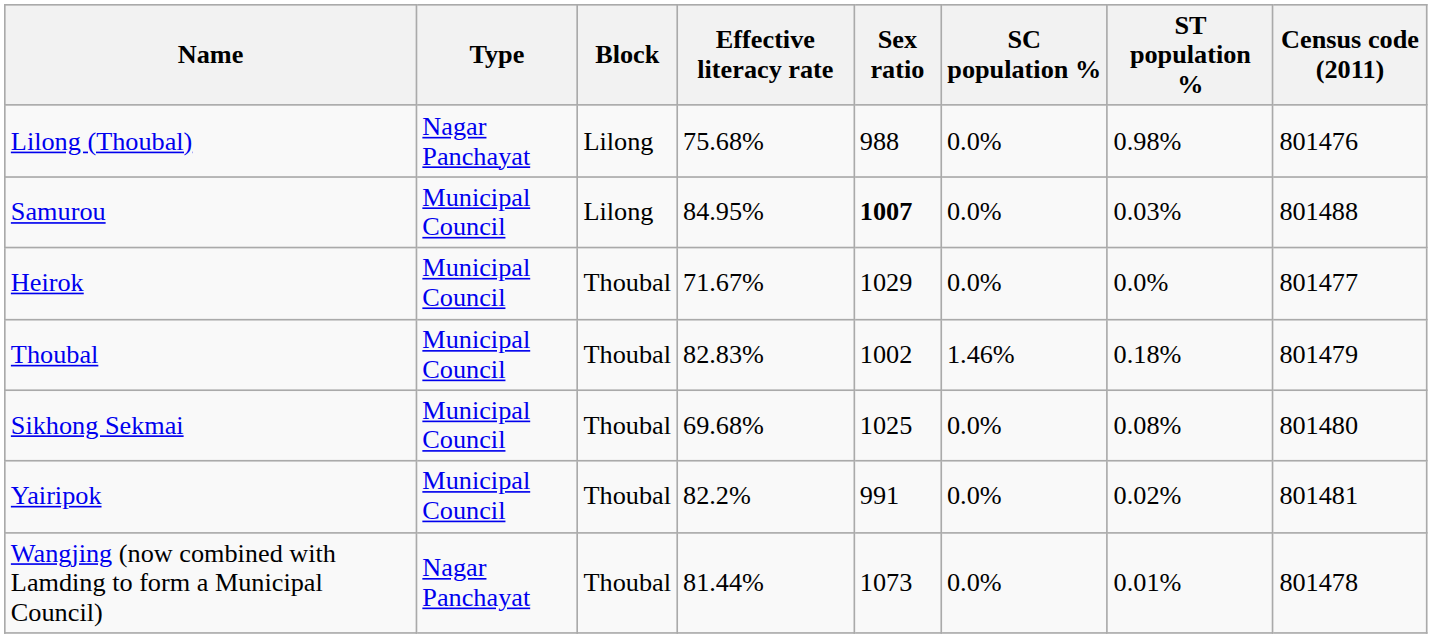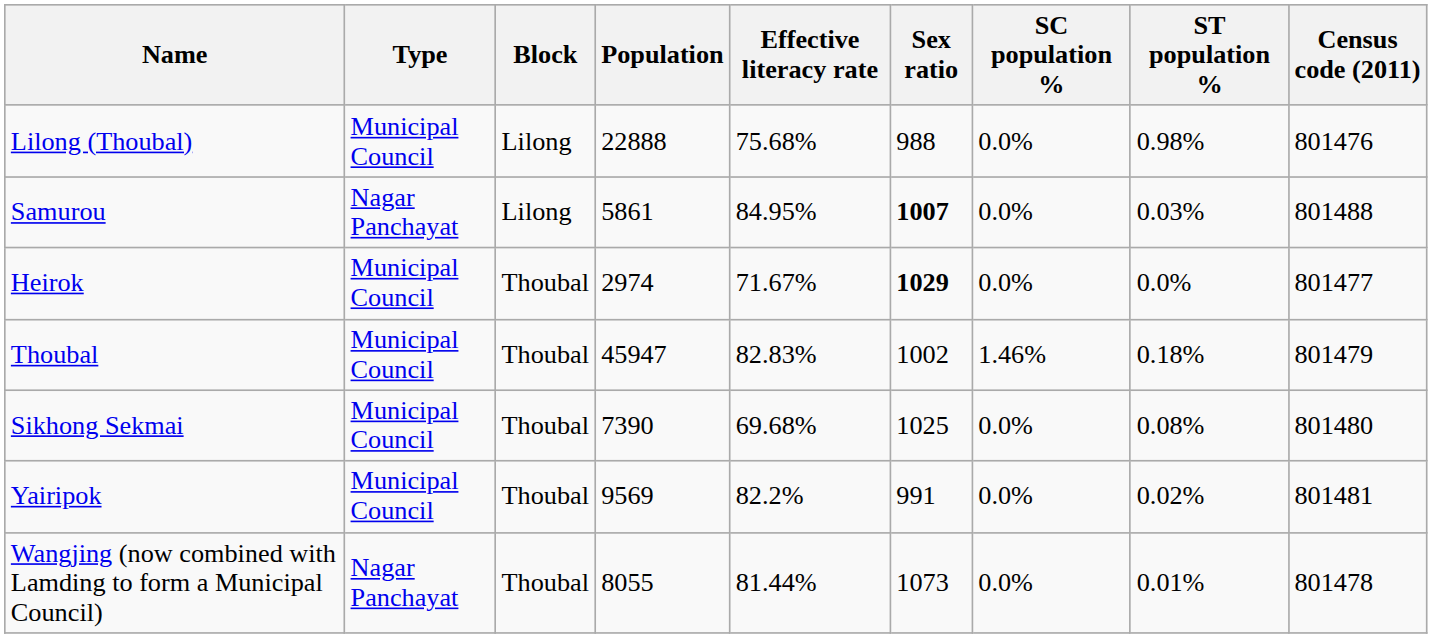+ column: (662, 54)
(476, 140) Nagar Panchayat -> (405, 140) Municipal Council
(476, 211) Municipal Council -> (404, 211) Nagar Panchayat
(886, 282) normal -> (923, 282) bold
